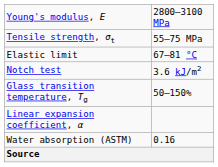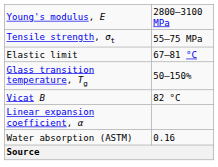- row: (34, 70)
+ row: (26, 97)
